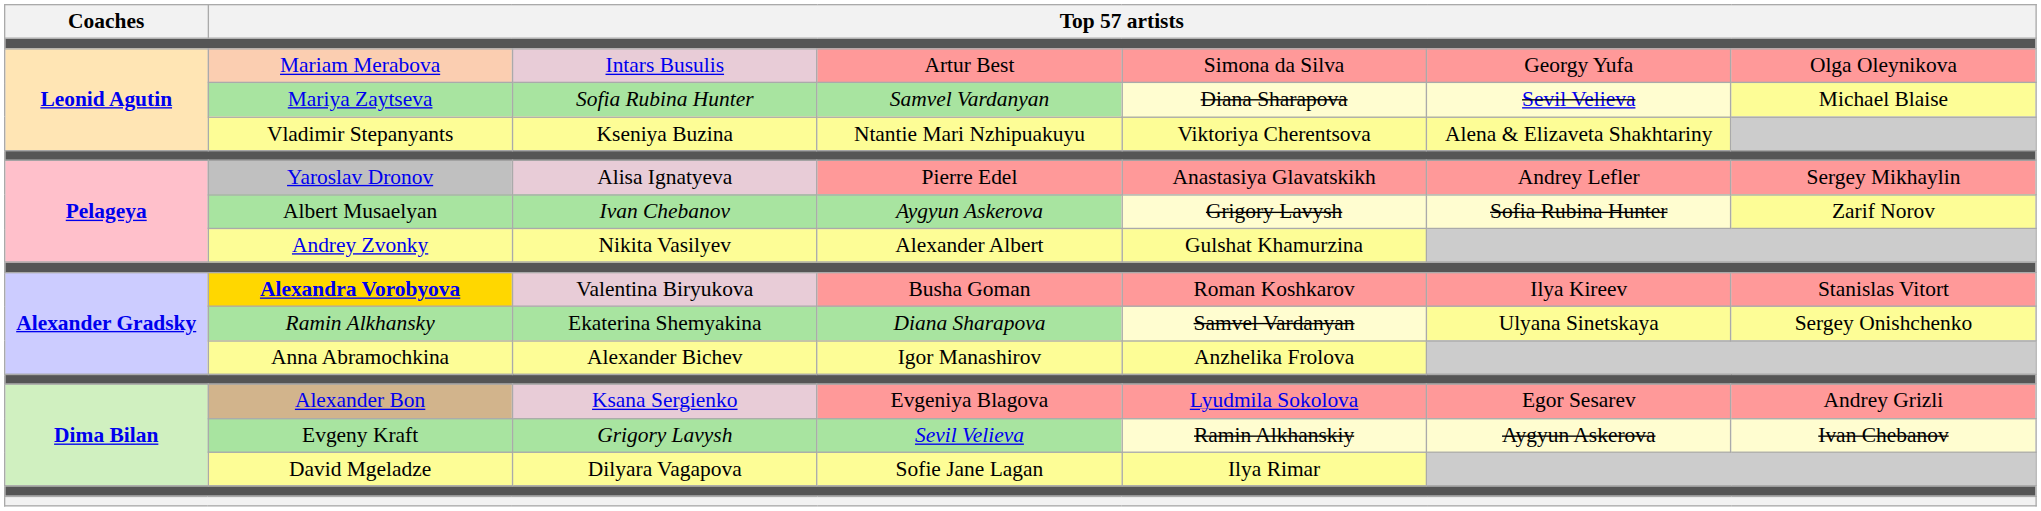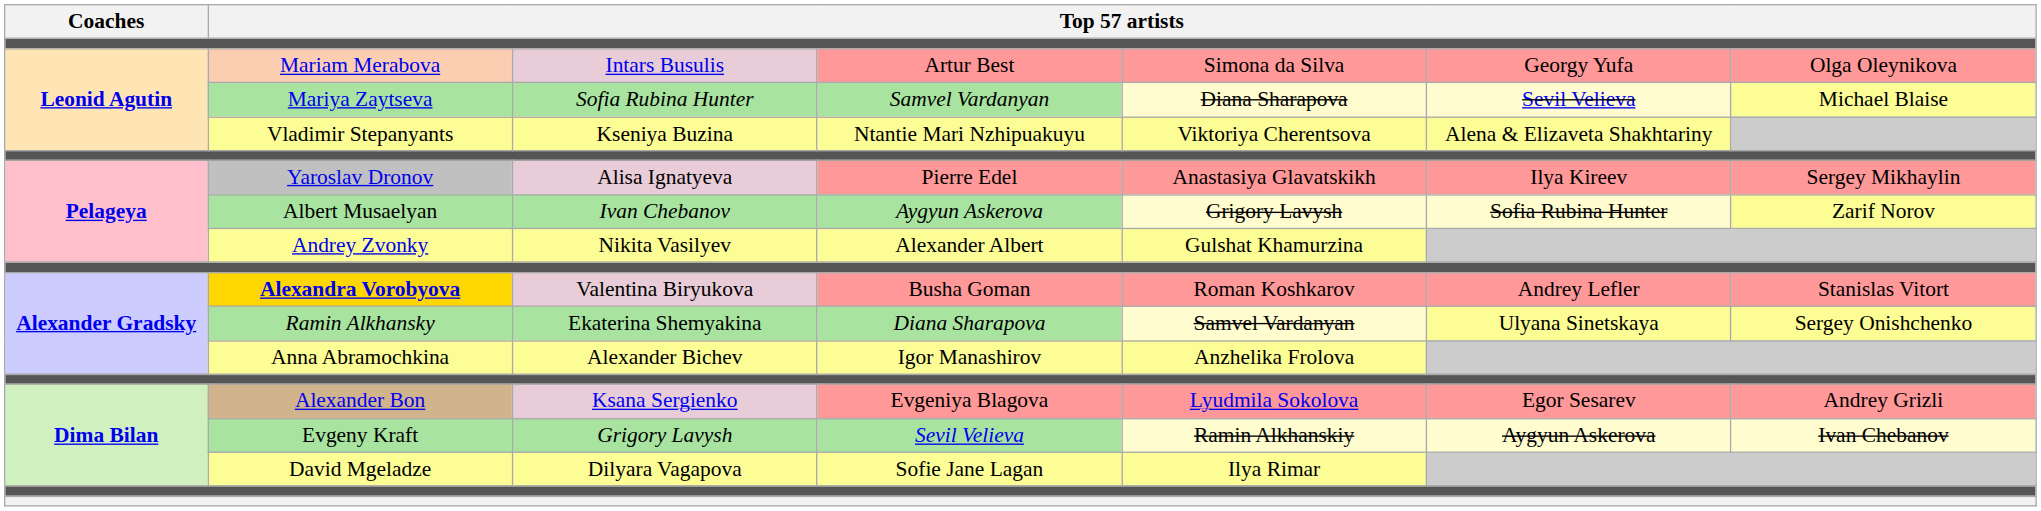(1579, 177) Andrey Lefler -> (1579, 177) Ilya Kireev
(1579, 289) Ilya Kireev -> (1579, 289) Andrey Lefler
